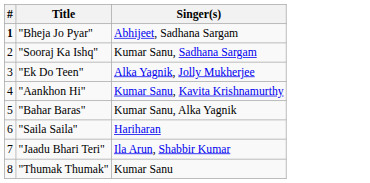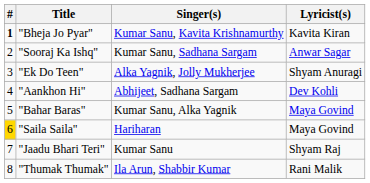+ column: (326, 14)
(176, 33) Abhijeet, Sadhana Sargam -> (199, 33) Kumar Sanu, Kavita Krishnamurthy
(199, 91) Kumar Sanu, Kavita Krishnamurthy -> (176, 91) Abhijeet, Sadhana Sargam
(10, 130) no background -> (10, 130) gold background
(172, 149) Ila Arun, Shabbir Kumar -> (143, 149) Kumar Sanu
(143, 168) Kumar Sanu -> (172, 168) Ila Arun, Shabbir Kumar
